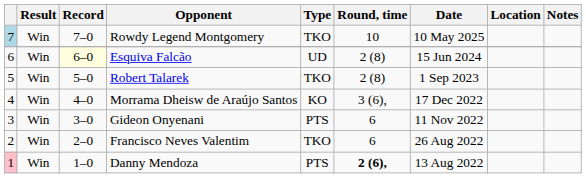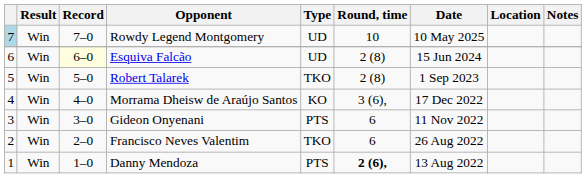(317, 36) TKO -> (317, 36) UD
(11, 162) pink background -> (11, 162) no background
